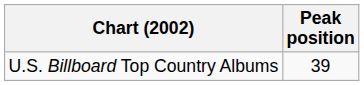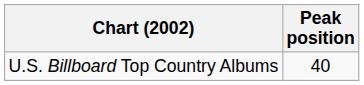(321, 66) 39 -> (321, 66) 40
